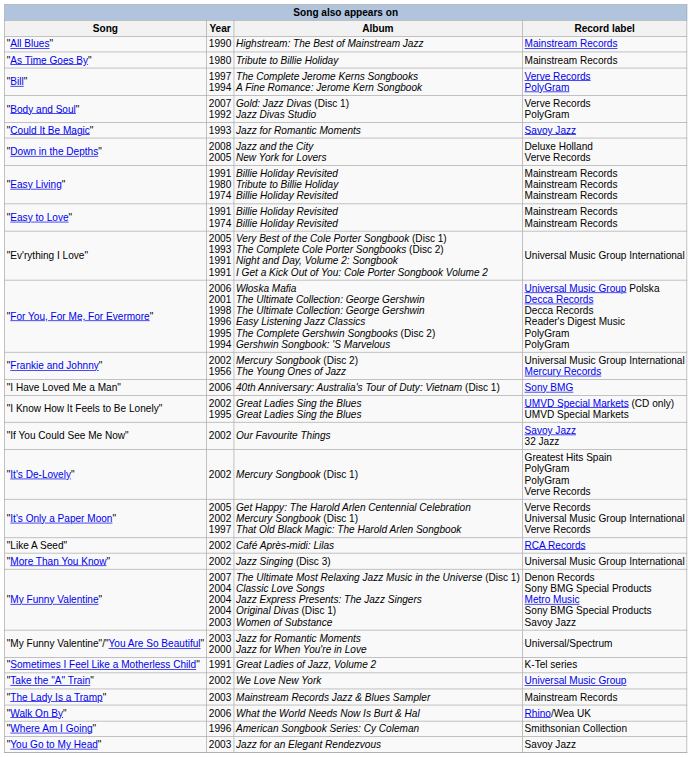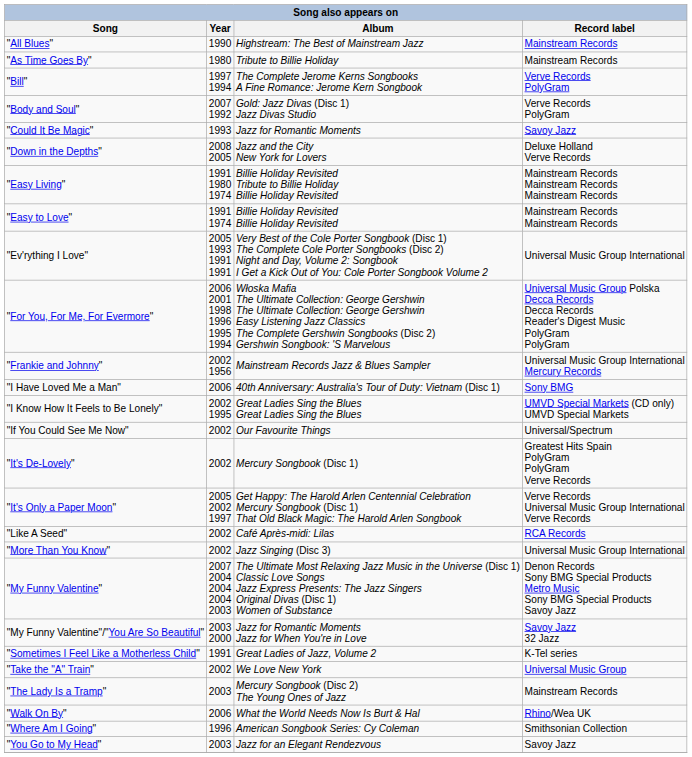(297, 366) Mercury Songbook (Disc 2) The Young Ones of Jazz -> (333, 366) Mainstream Records Jazz & Blues Sampler
(550, 436) Savoy Jazz 32 Jazz -> (569, 431) Universal/Spectrum
(569, 644) Universal/Spectrum -> (550, 633) Savoy Jazz 32 Jazz
(333, 697) Mainstream Records Jazz & Blues Sampler -> (297, 692) Mercury Songbook (Disc 2) The Young Ones of Jazz
